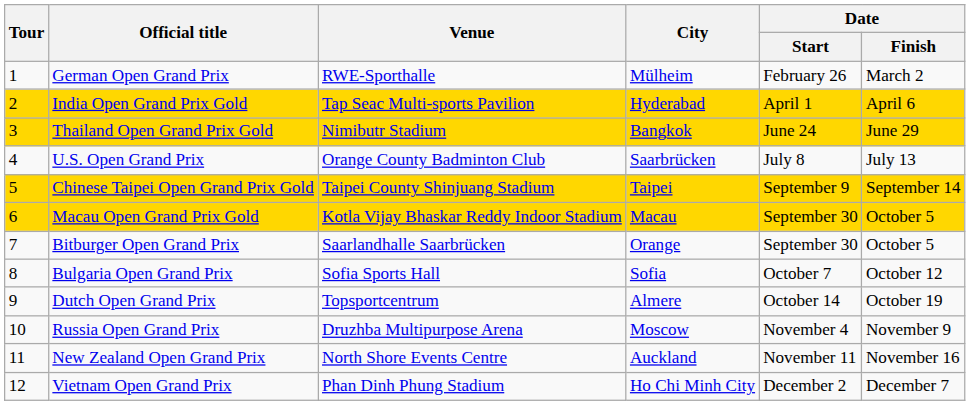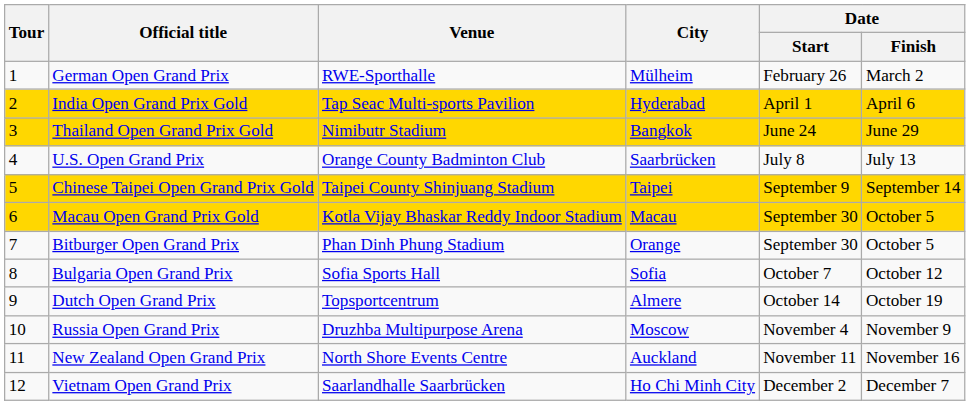(414, 244) Saarlandhalle Saarbrücken -> (413, 244) Phan Dinh Phung Stadium
(413, 385) Phan Dinh Phung Stadium -> (414, 385) Saarlandhalle Saarbrücken
